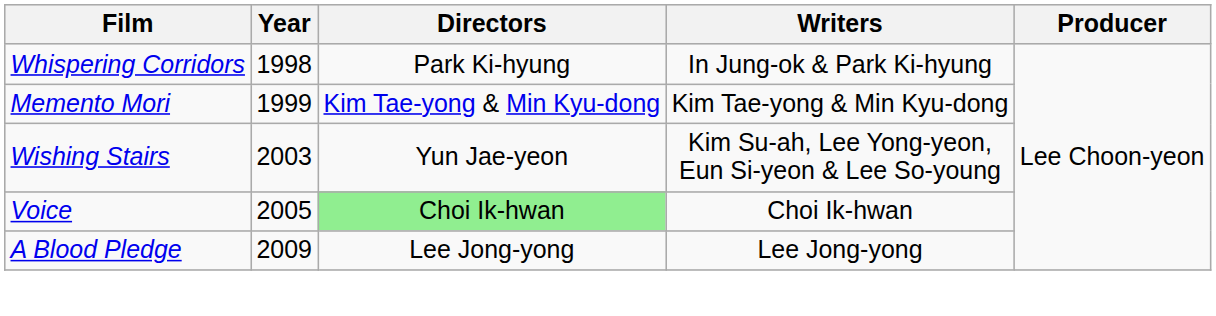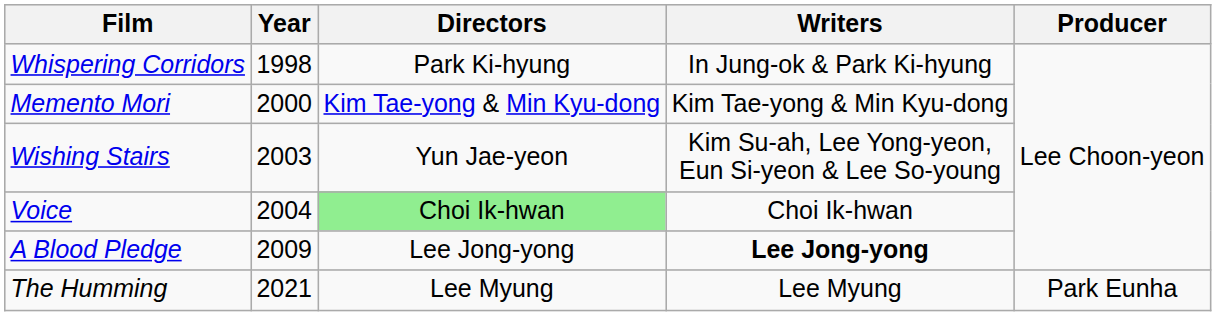(284, 103) 1999 -> (284, 103) 2000
(284, 210) 2005 -> (284, 210) 2004
(840, 250) normal -> (840, 250) bold
+ row: (89, 289)
